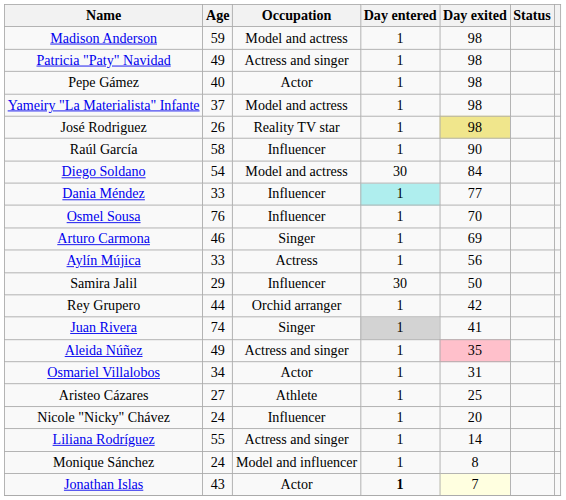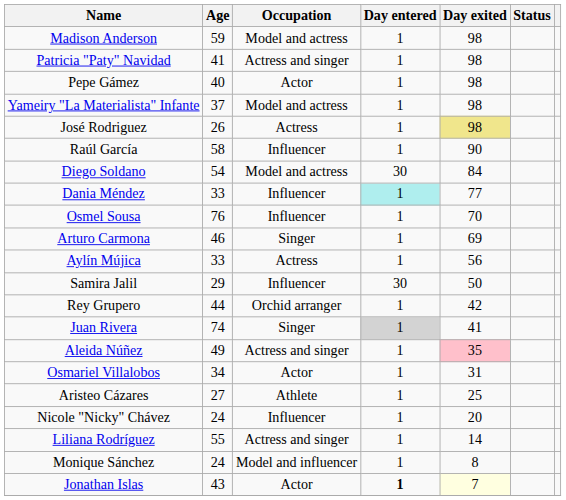(218, 60) 49 -> (218, 60) 41
(297, 127) Reality TV star -> (297, 127) Actress
